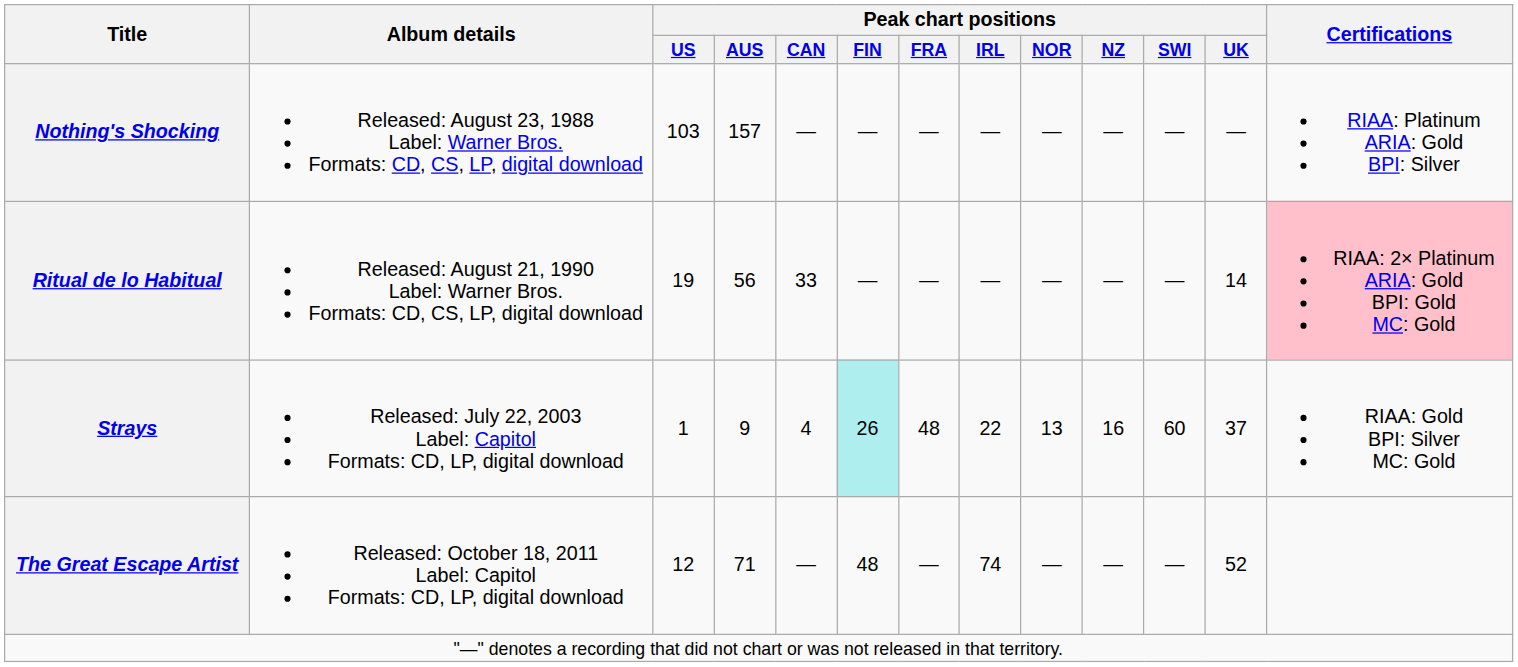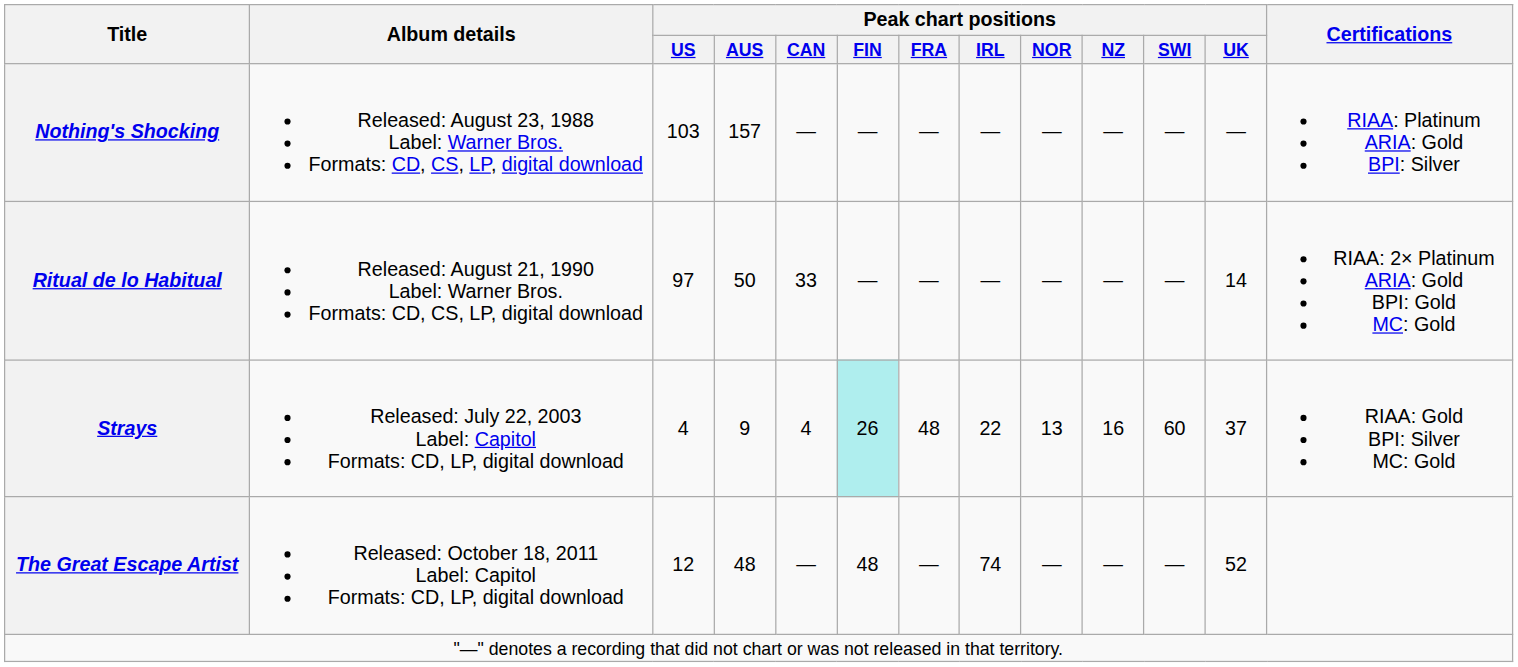(683, 280) 19 -> (683, 280) 97
(745, 280) 56 -> (745, 280) 50
(1389, 291) pink background -> (1389, 291) no background
(683, 428) 1 -> (683, 428) 4
(745, 565) 71 -> (745, 565) 48
